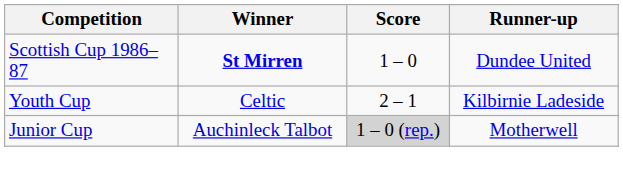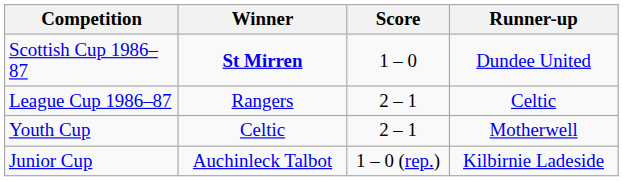+ row: (90, 100)
(534, 100) Kilbirnie Ladeside -> (534, 130) Motherwell
(398, 130) lightgrey background -> (398, 160) no background
(534, 130) Motherwell -> (534, 160) Kilbirnie Ladeside
